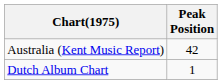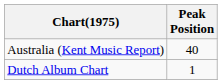(192, 49) 42 -> (192, 49) 40
